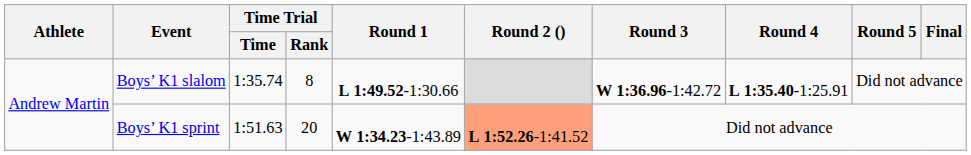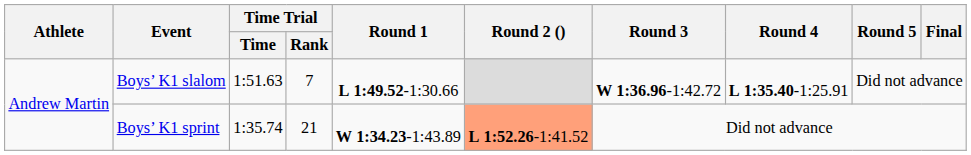(258, 81) 1:35.74 -> (258, 81) 1:51.63
(309, 81) 8 -> (309, 81) 7
(258, 127) 1:51.63 -> (258, 127) 1:35.74
(309, 127) 20 -> (309, 127) 21
